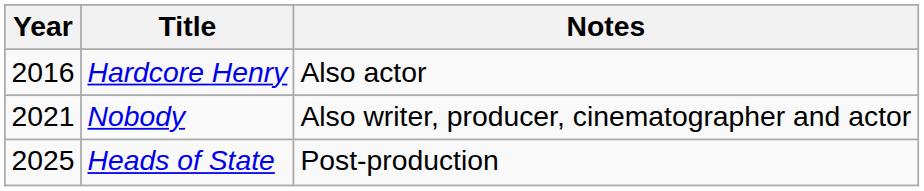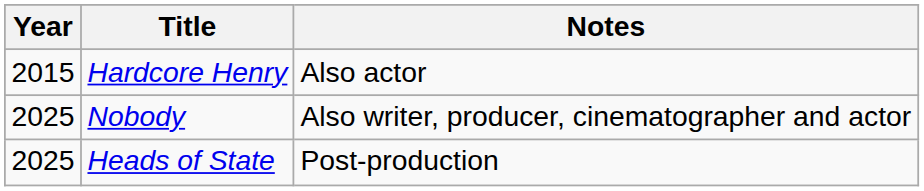(43, 71) 2016 -> (43, 71) 2015
(43, 116) 2021 -> (43, 116) 2025
